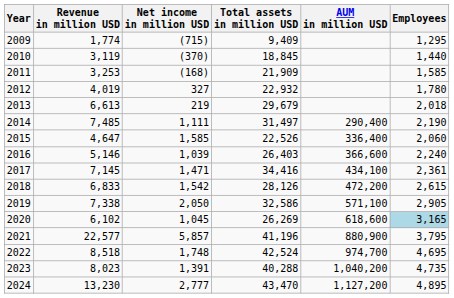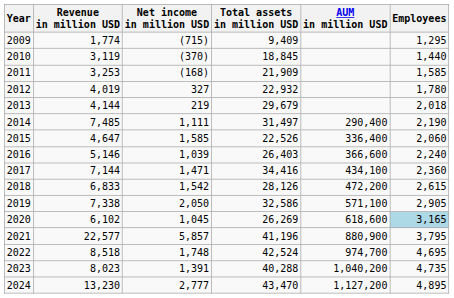(105, 106) 6,613 -> (105, 106) 4,144
(105, 171) 7,145 -> (105, 171) 7,144
(431, 171) 2,361 -> (431, 171) 2,360
